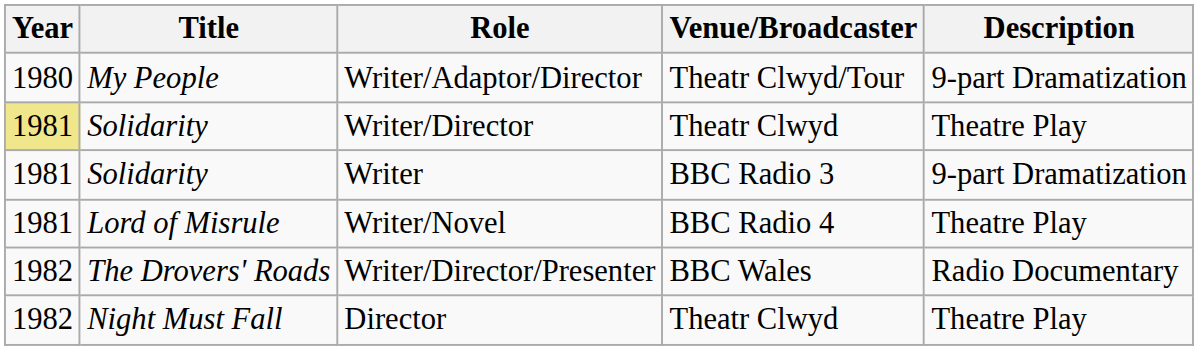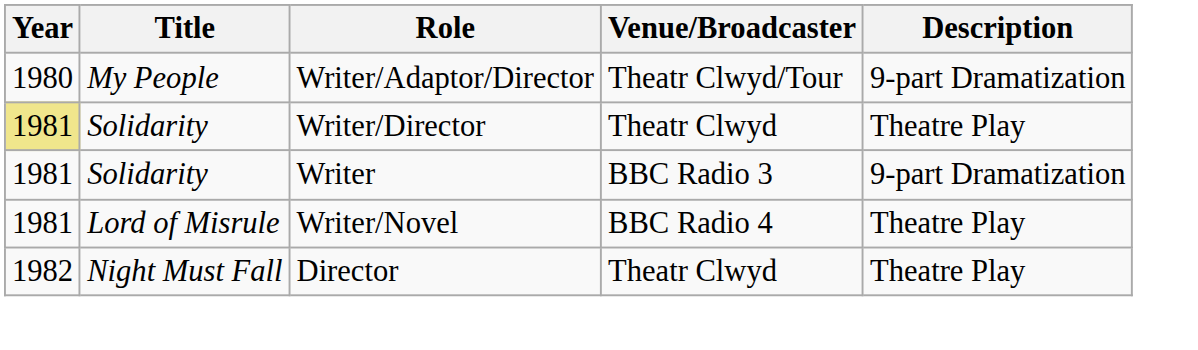- row: (500, 271)
